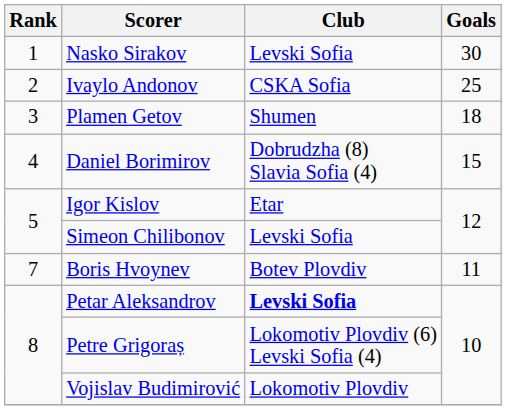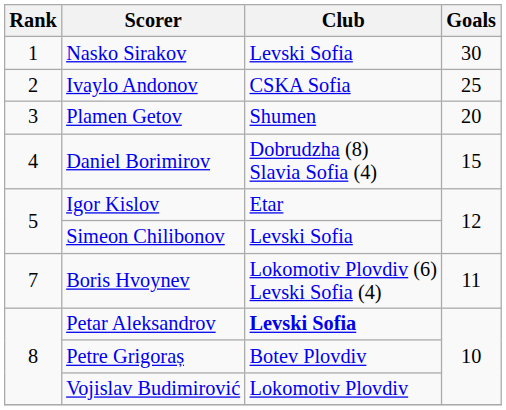(471, 117) 18 -> (471, 117) 20
(308, 269) Botev Plovdiv -> (343, 280) Lokomotiv Plovdiv (6) Levski Sofia (4)
(343, 344) Lokomotiv Plovdiv (6) Levski Sofia (4) -> (308, 356) Botev Plovdiv
